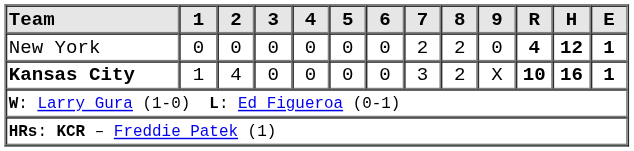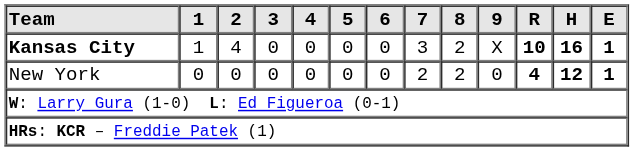rows swapped: (55, 47) <-> (72, 75)
